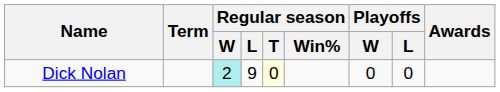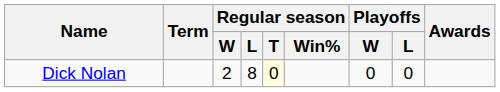(227, 73) paleturquoise background -> (227, 73) no background
(252, 73) 9 -> (252, 73) 8
